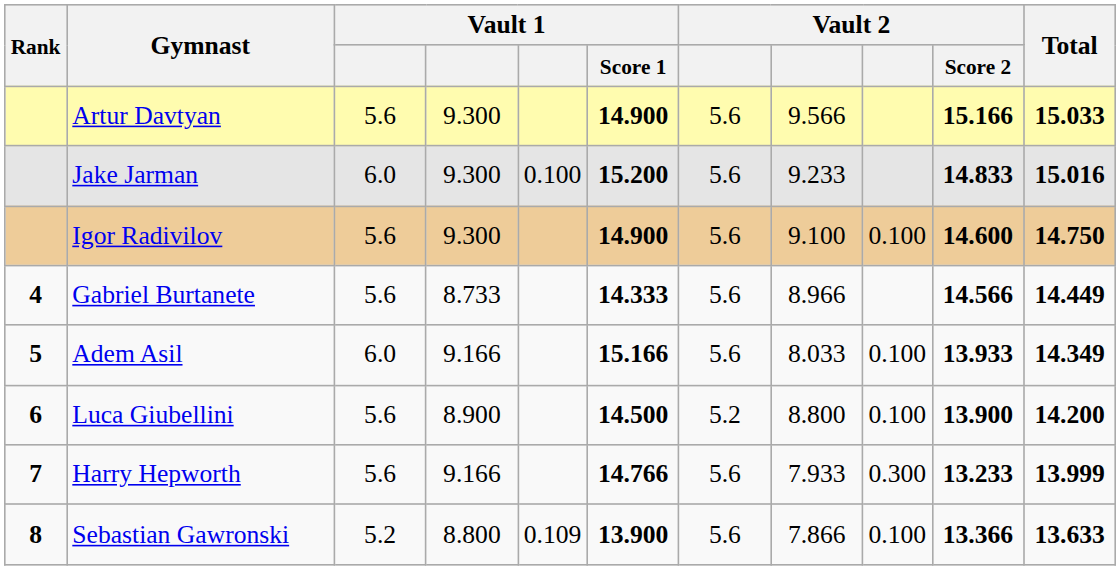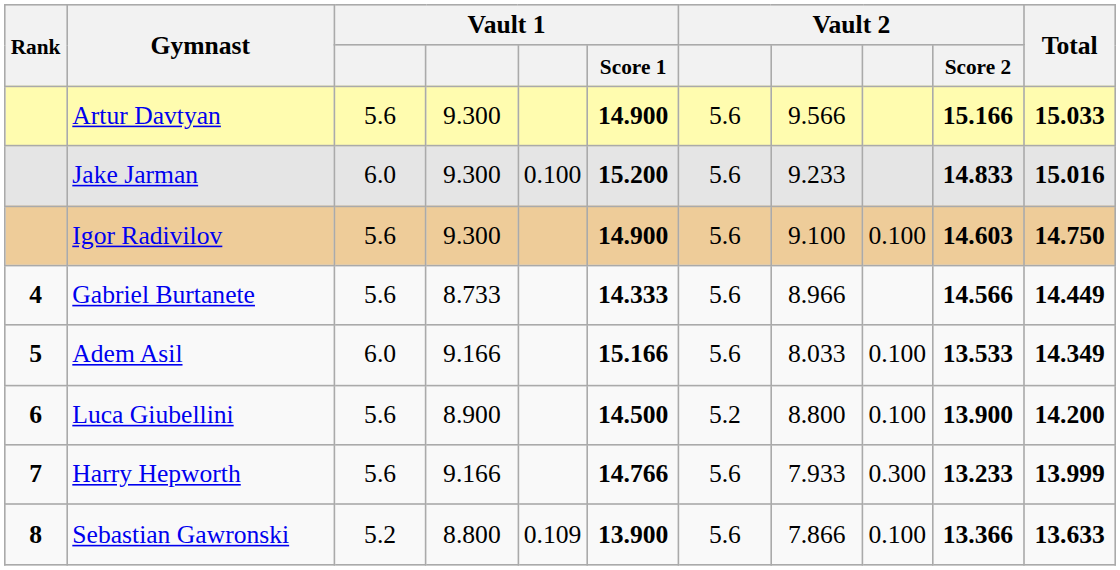(978, 235) 14.600 -> (978, 235) 14.603
(978, 354) 13.933 -> (978, 354) 13.533
